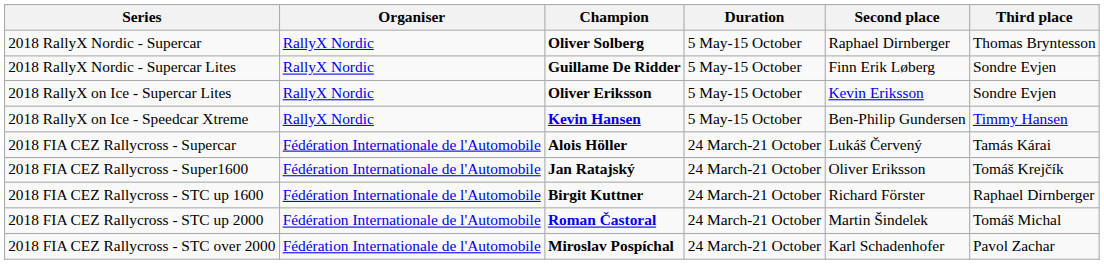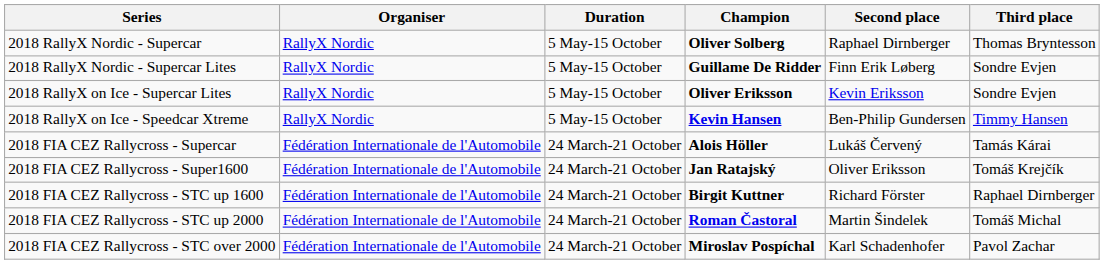columns swapped: (754, 17) <-> (614, 17)
